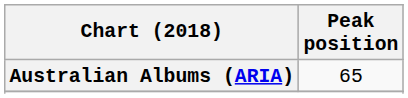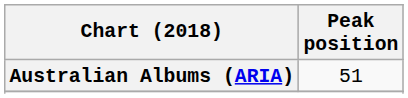(351, 76) 65 -> (351, 76) 51
